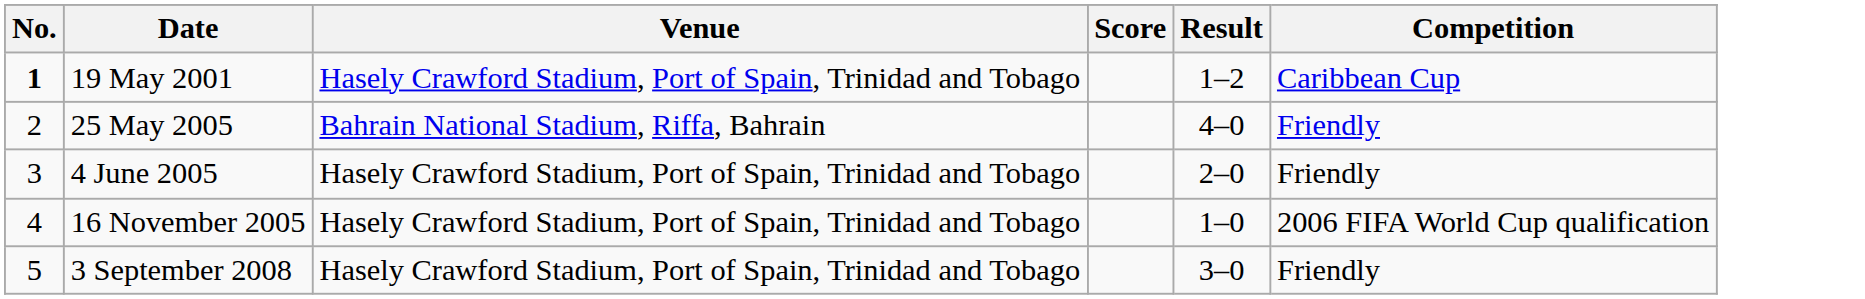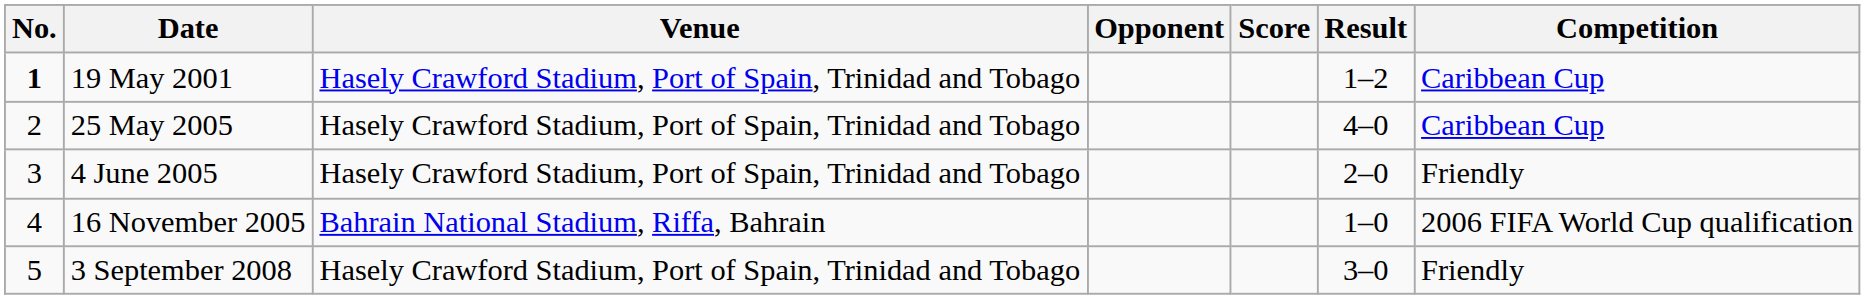+ column: (1159, 28)
(572, 125) Bahrain National Stadium, Riffa, Bahrain -> (700, 125) Hasely Crawford Stadium, Port of Spain, Trinidad and Tobago
(1328, 125) Friendly -> (1513, 125) Caribbean Cup
(700, 221) Hasely Crawford Stadium, Port of Spain, Trinidad and Tobago -> (572, 221) Bahrain National Stadium, Riffa, Bahrain
